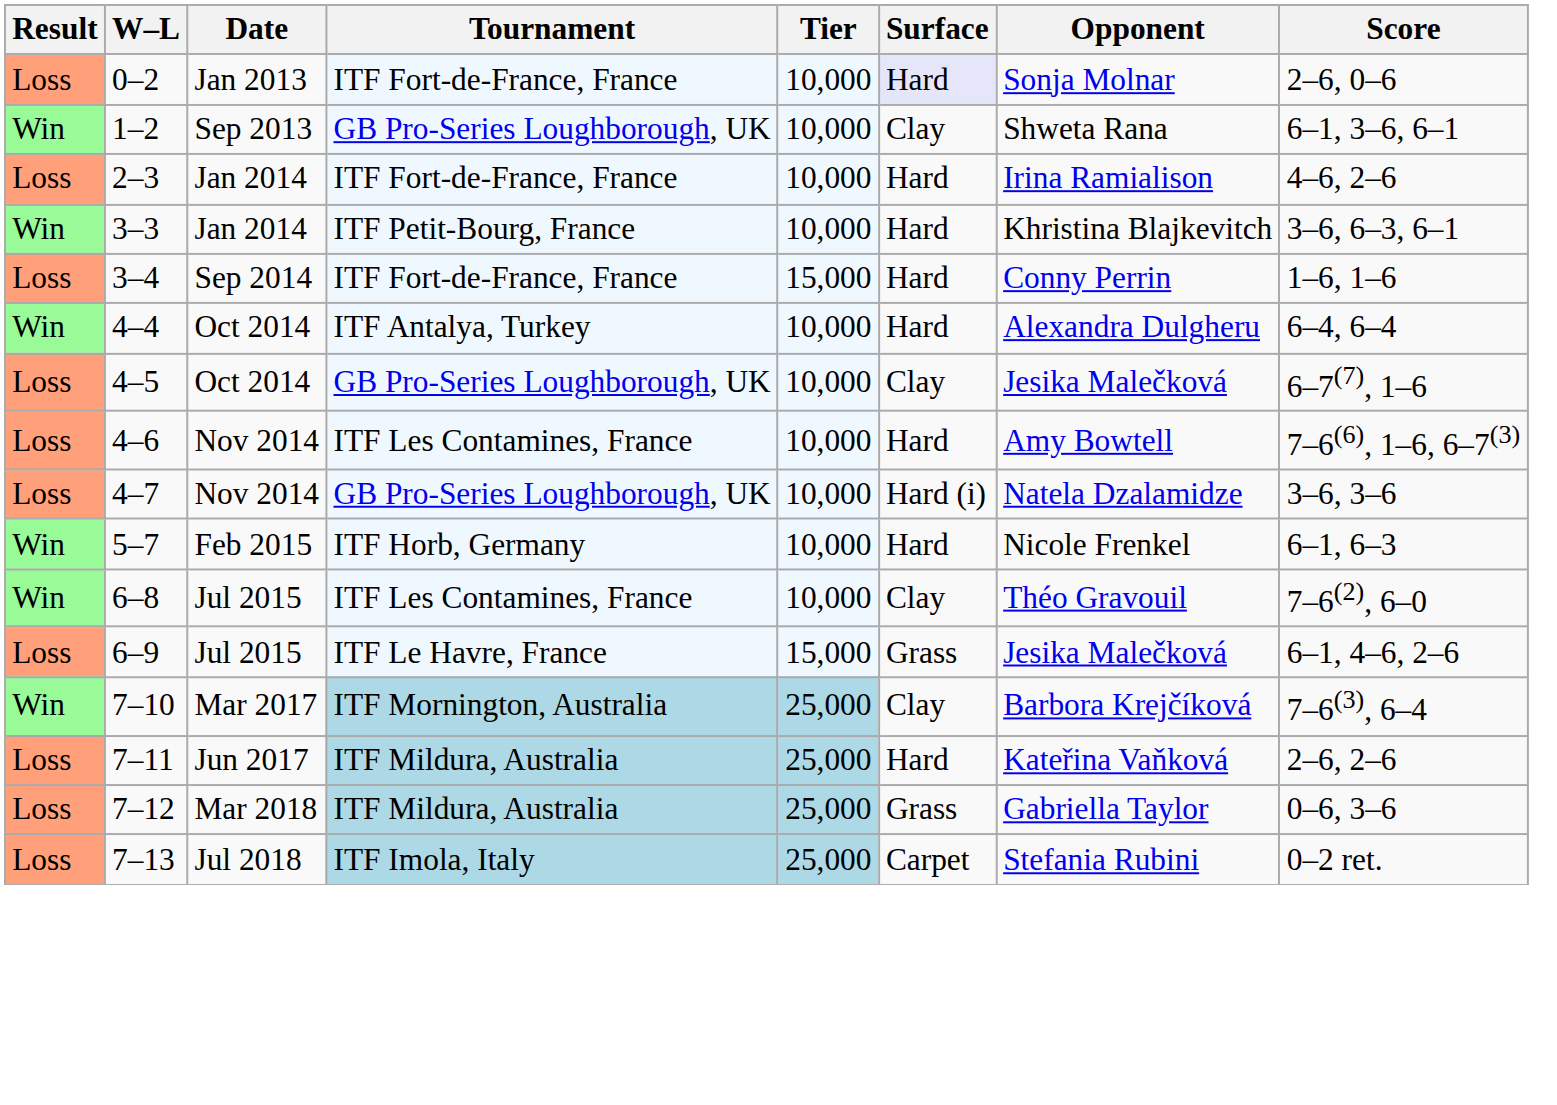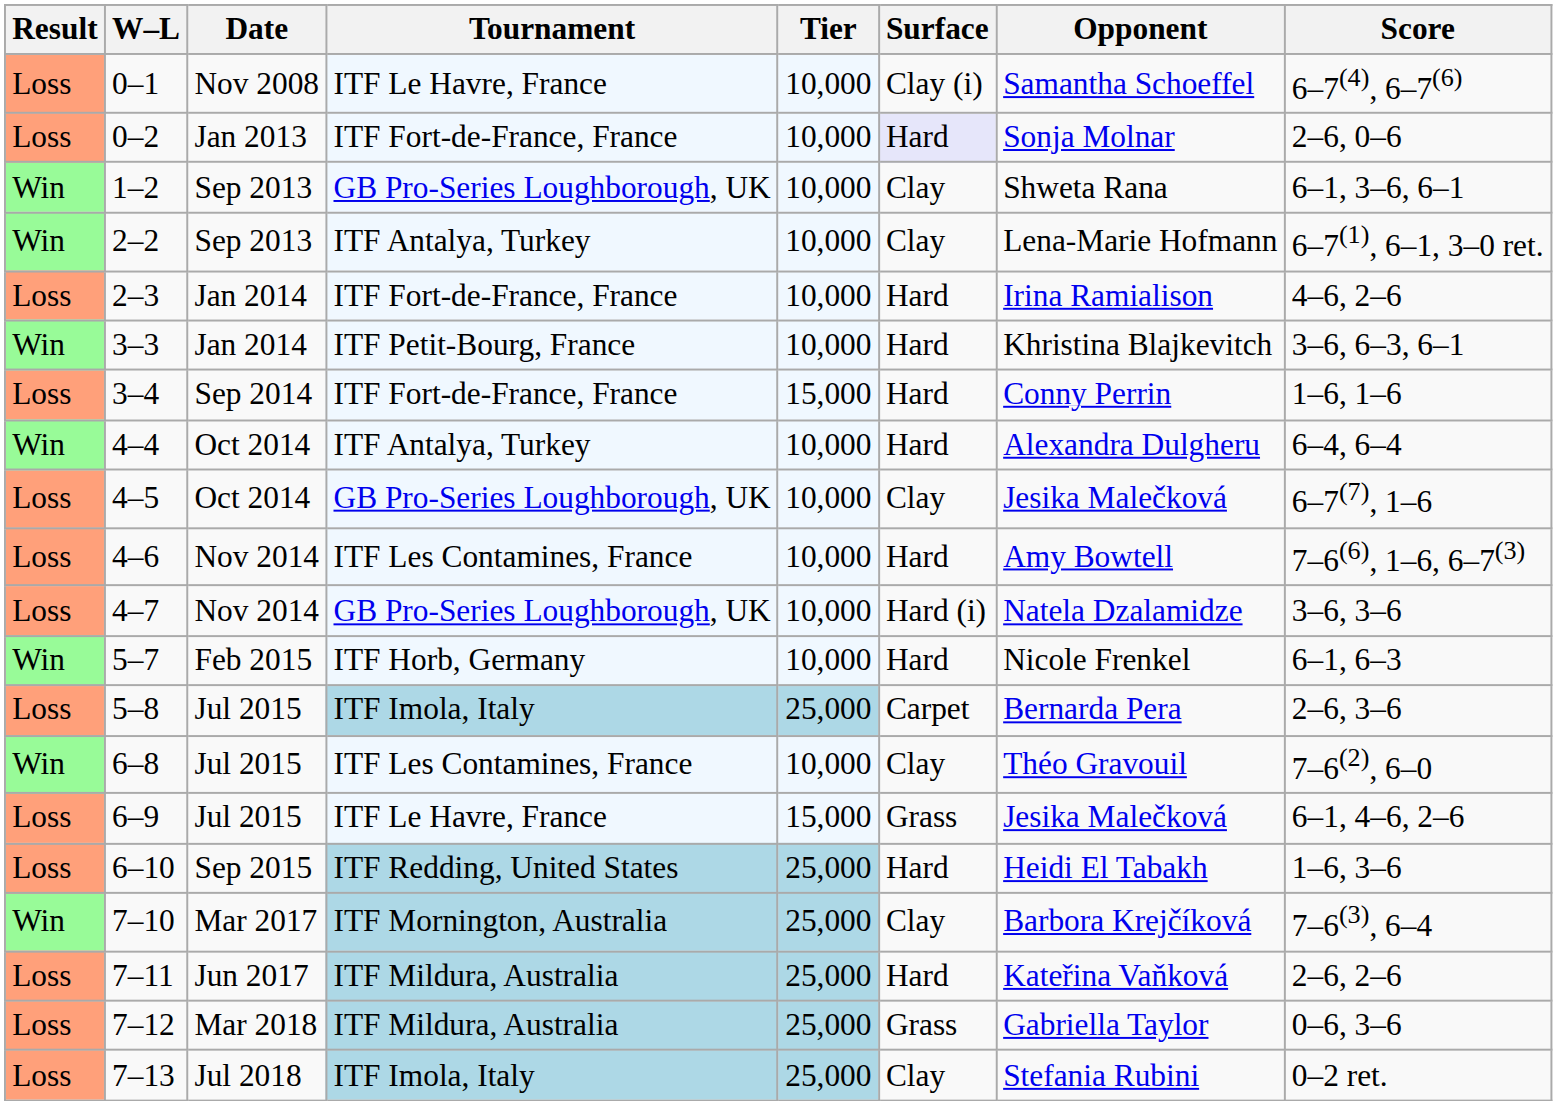+ row: (136, 83)
+ row: (136, 241)
+ row: (136, 709)
+ row: (143, 867)
(928, 859) Carpet -> (916, 1074) Clay
